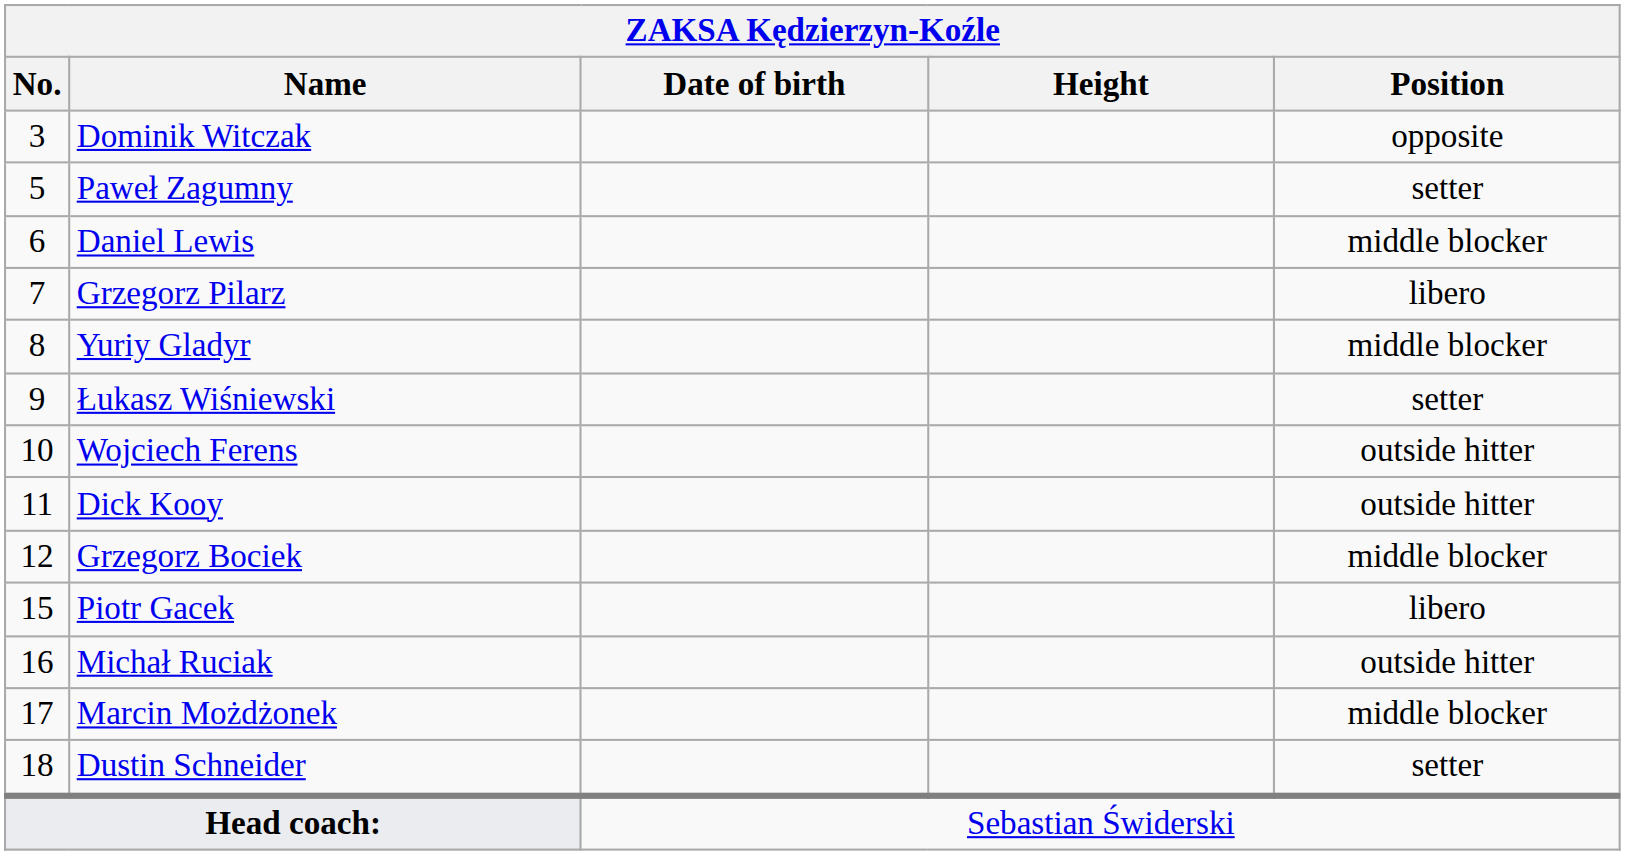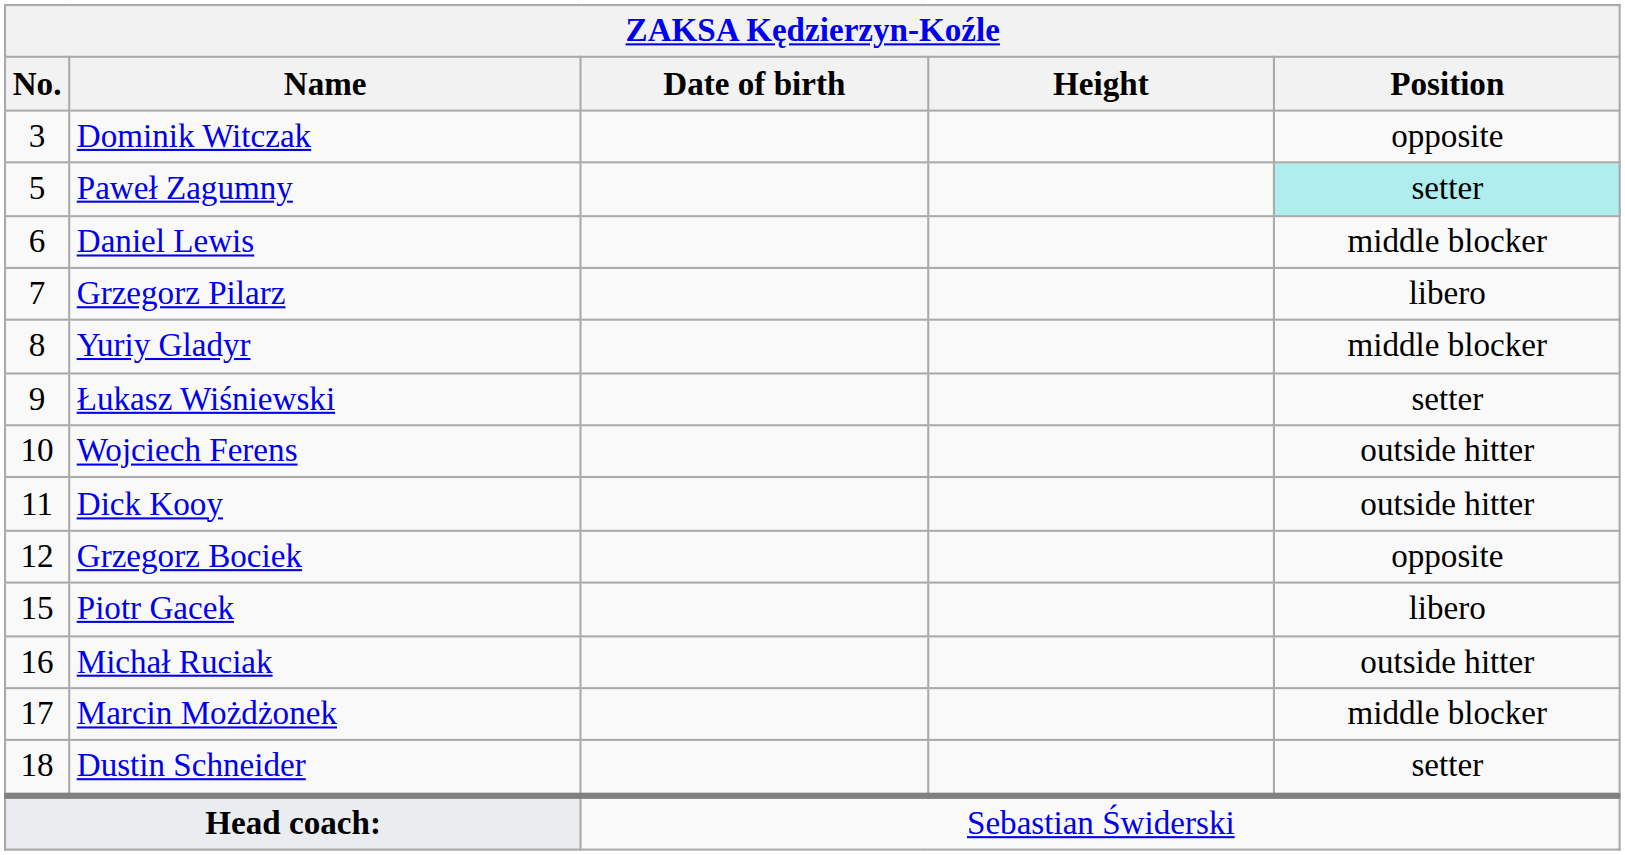(1447, 188) no background -> (1447, 188) paleturquoise background
(1447, 556) middle blocker -> (1447, 556) opposite
